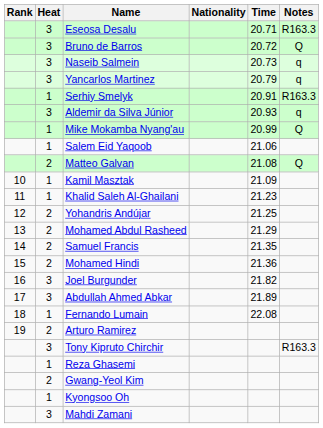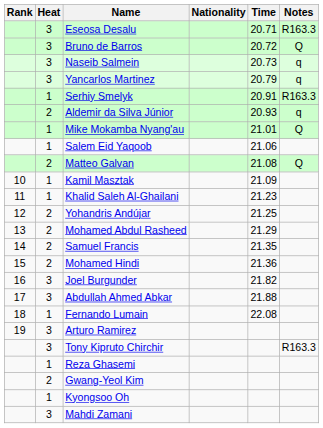(49, 113) 3 -> (49, 113) 2
(264, 130) 20.99 -> (264, 130) 21.01
(264, 297) 21.89 -> (264, 297) 21.88
(49, 331) 2 -> (49, 331) 3
